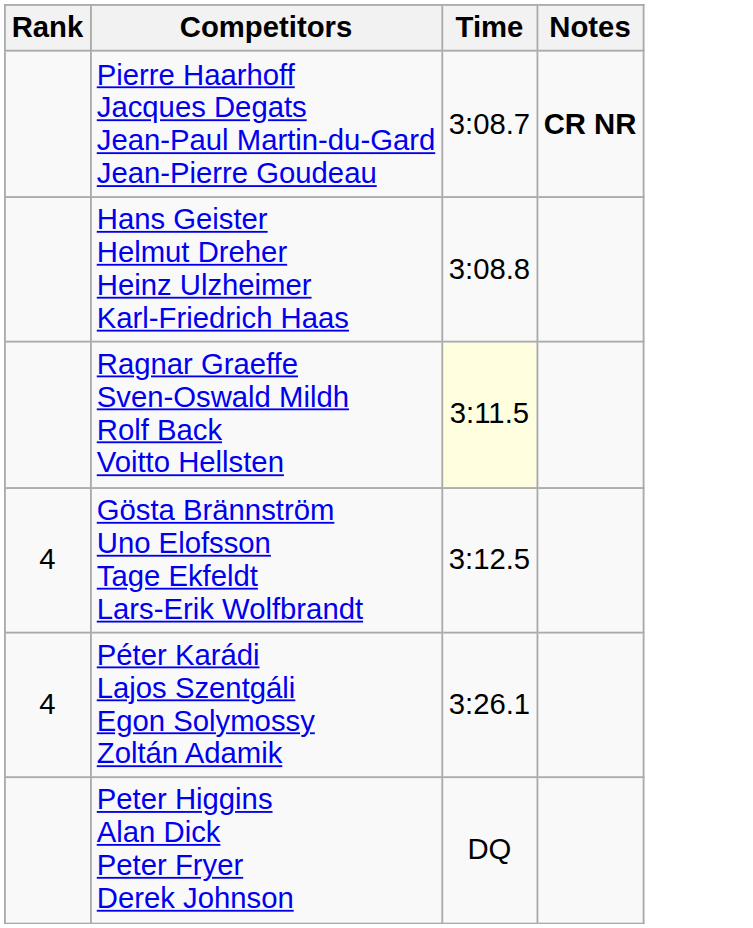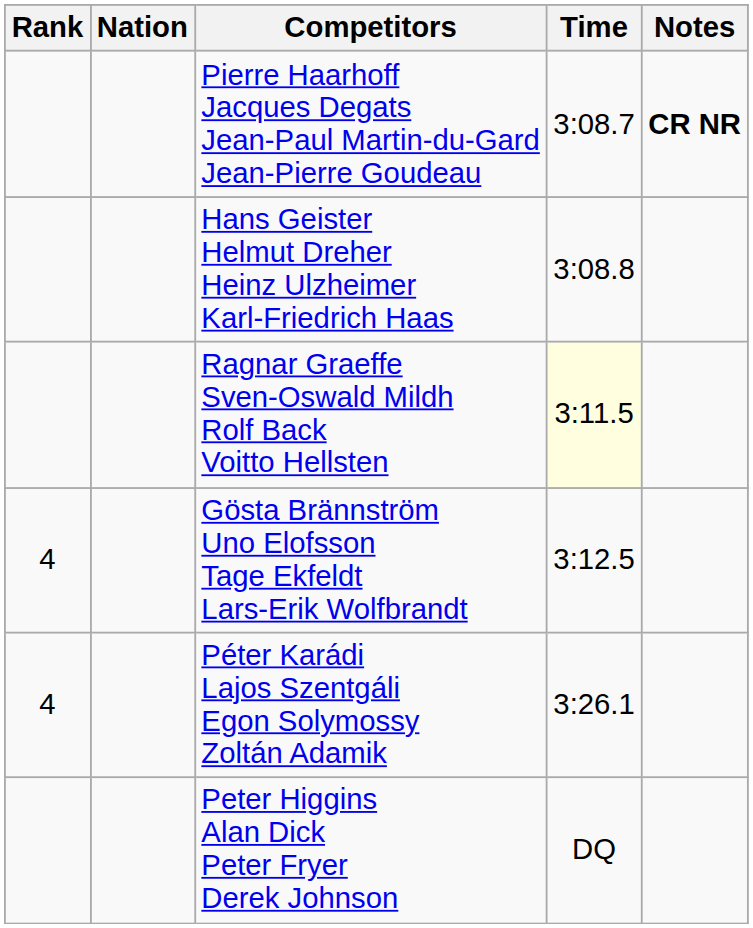+ column: (142, 27)
